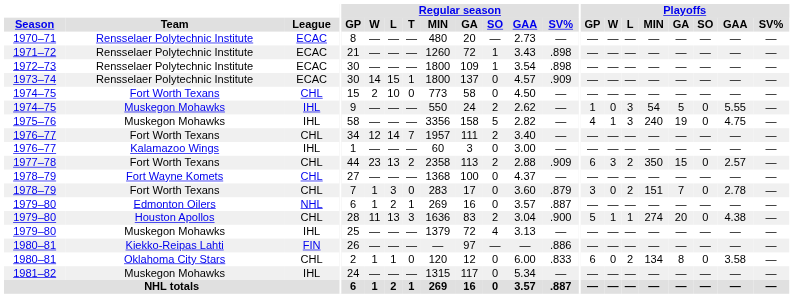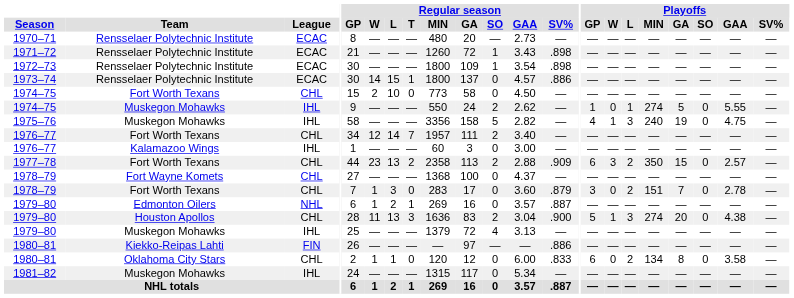(561, 80) .909 -> (561, 80) .886
(630, 107) 3 -> (630, 107) 1
(654, 107) 54 -> (654, 107) 274
(630, 218) 1 -> (630, 218) 3
